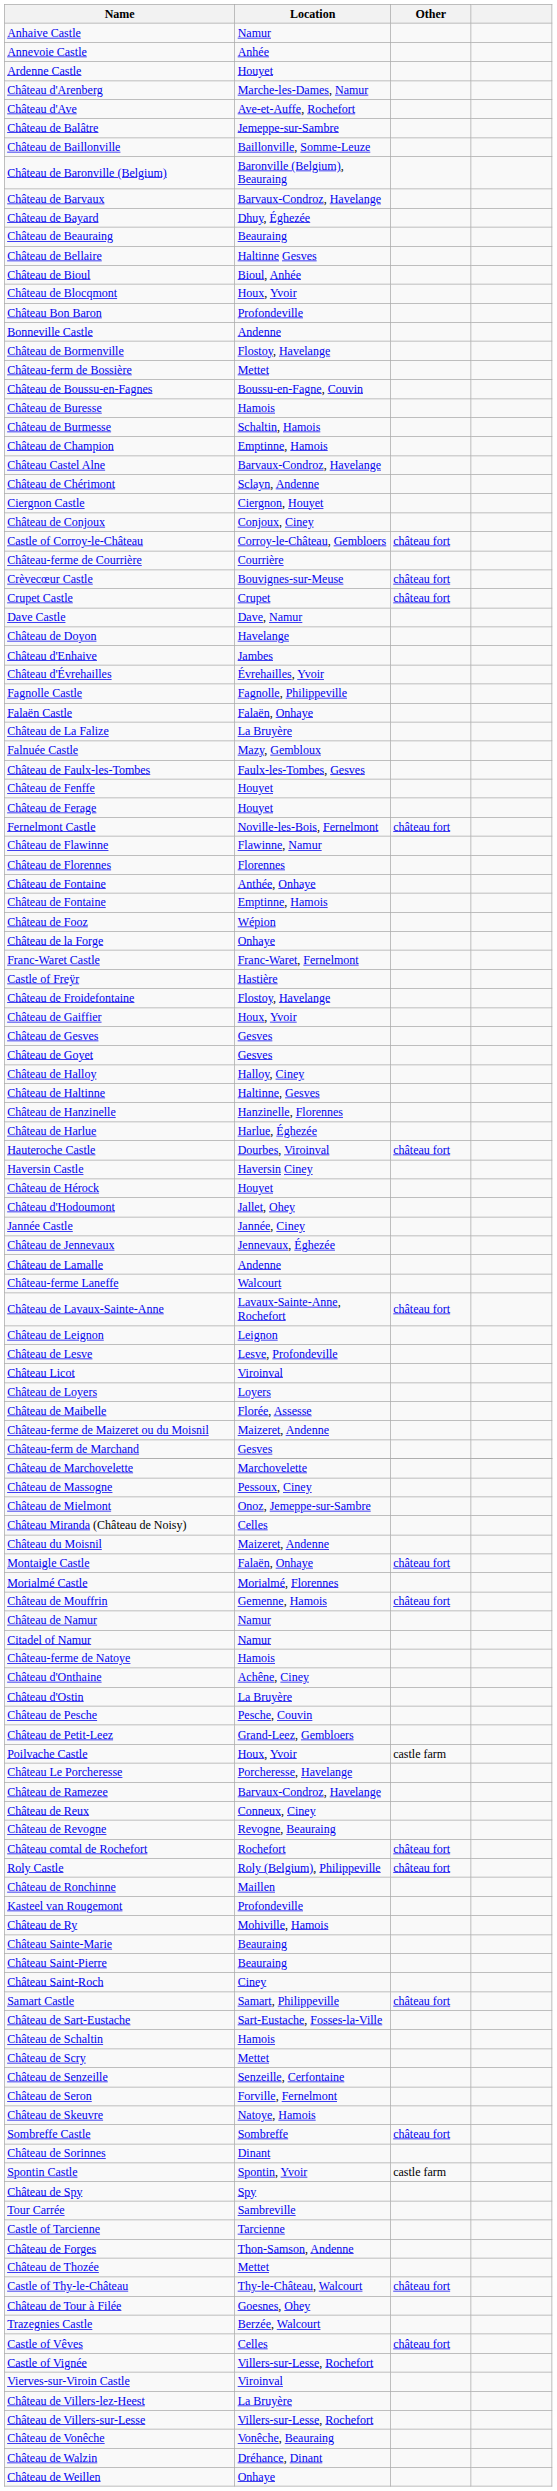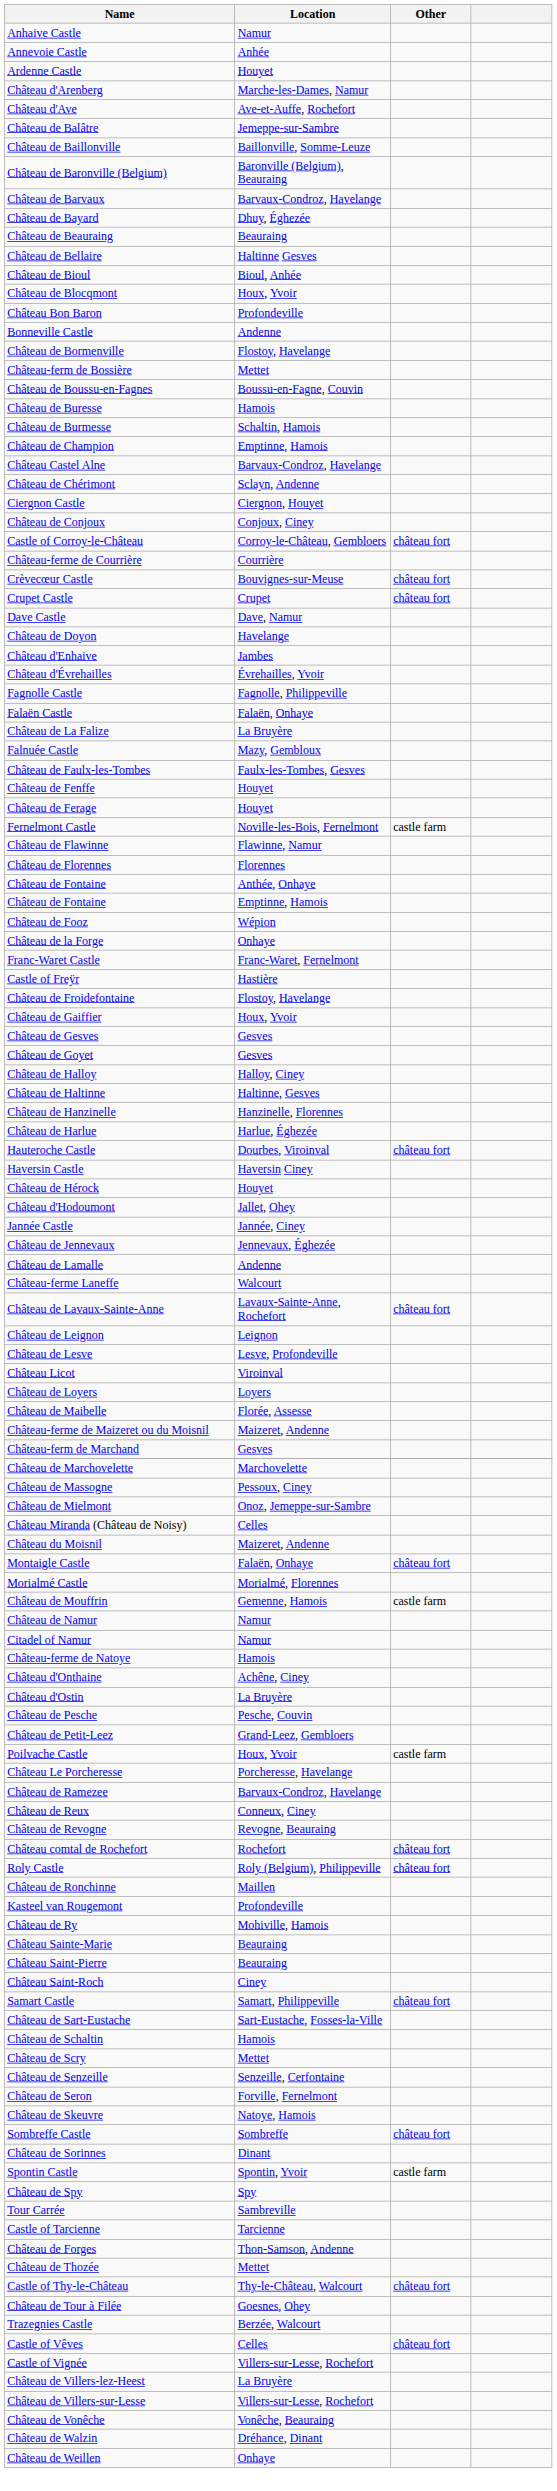(422, 826) château fort -> (420, 826) castle farm
(422, 1601) château fort -> (420, 1601) castle farm
- row: (68, 2381)
